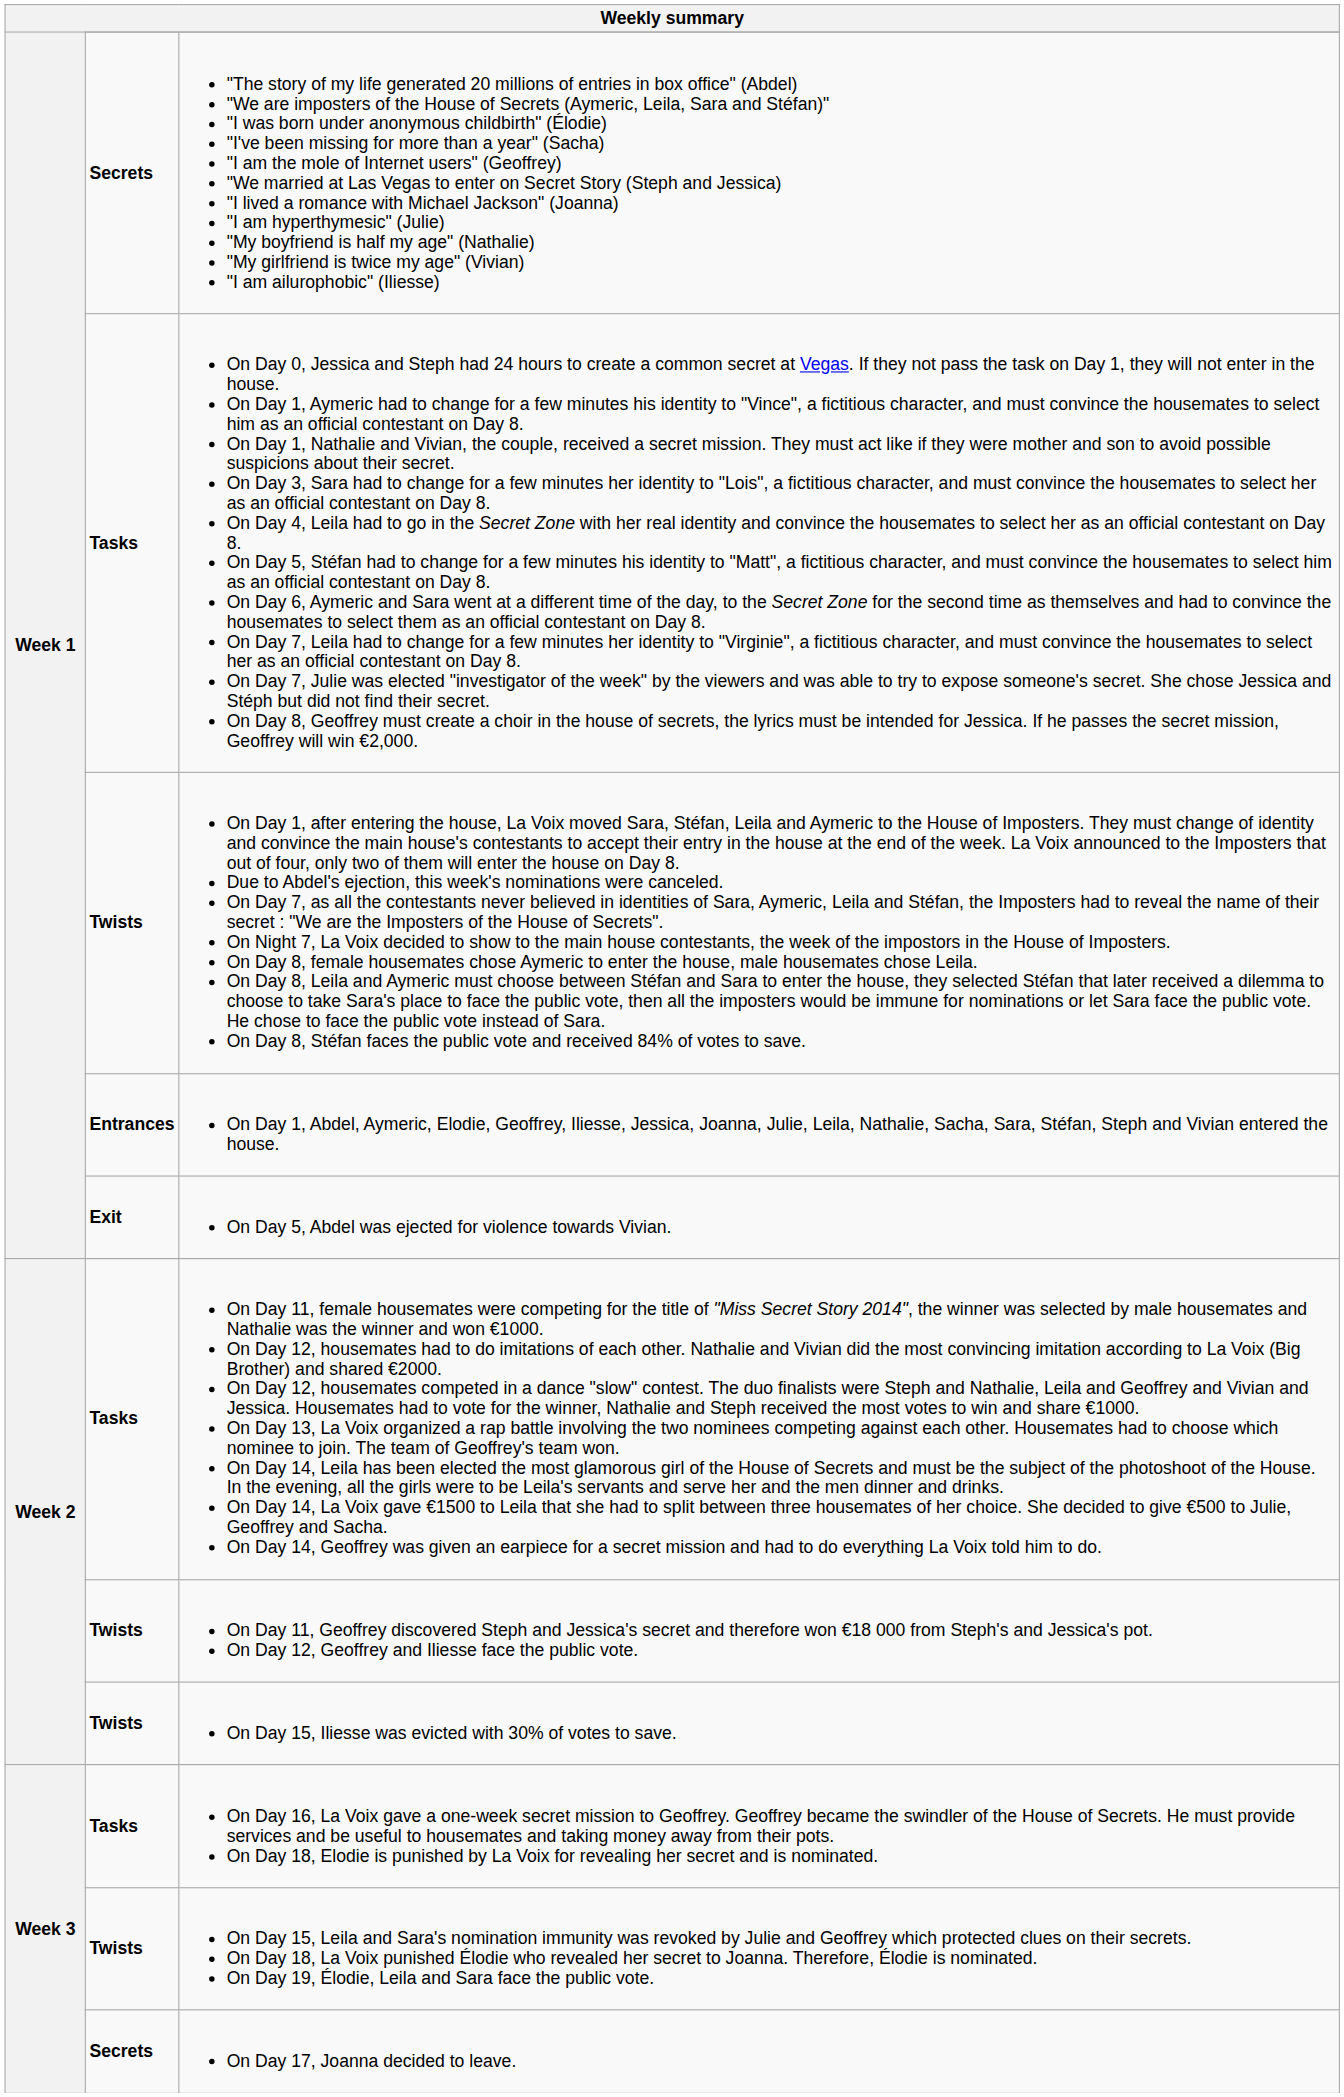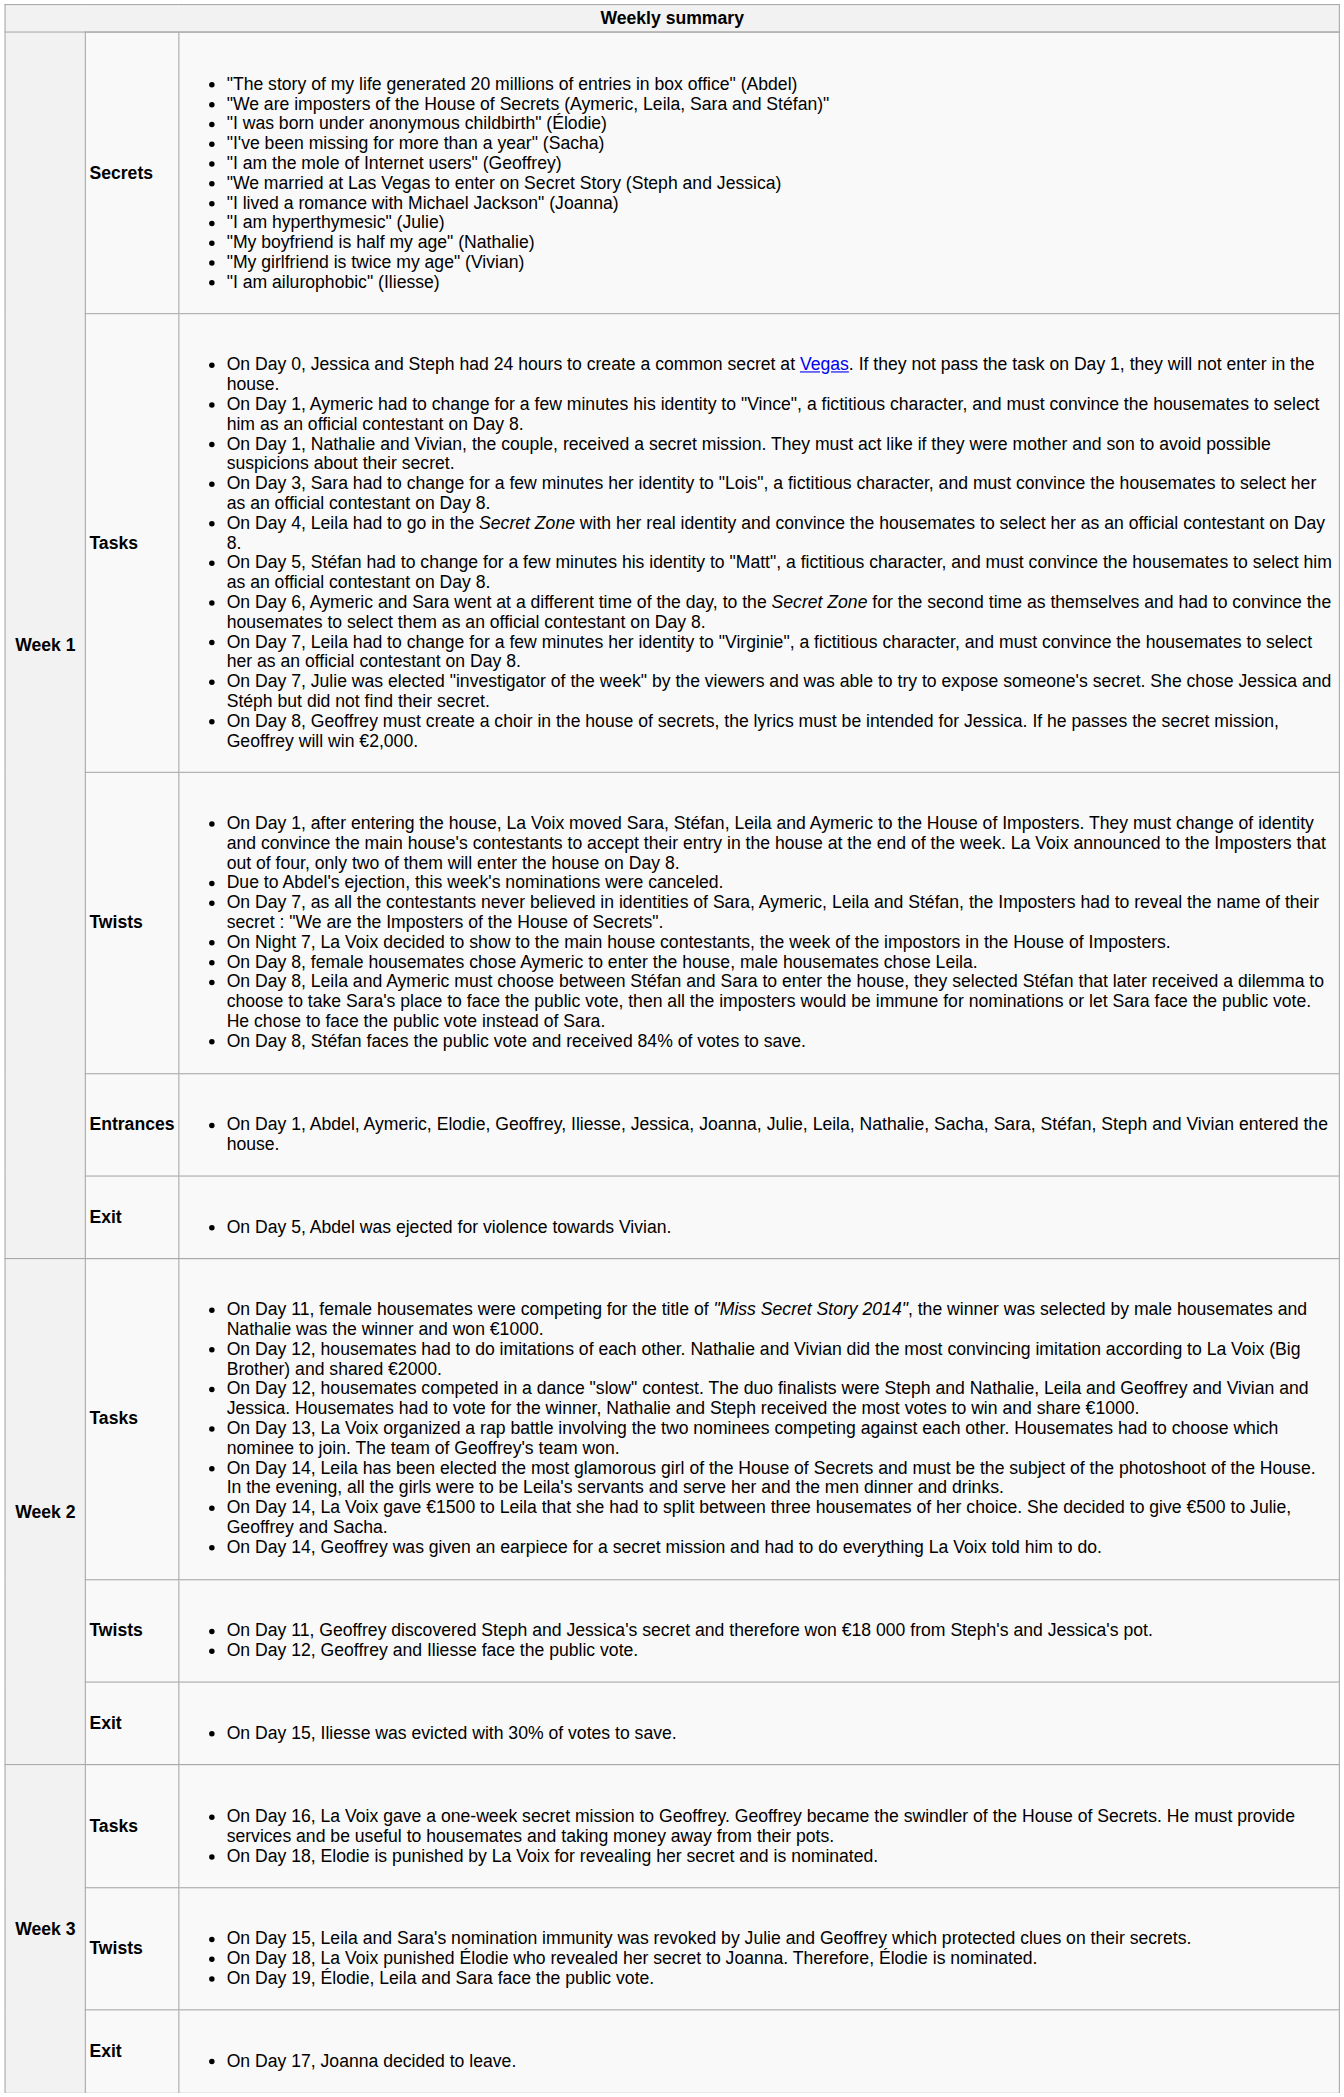(116, 1723) Twists -> (106, 1723) Exit
(121, 2051) Secrets -> (106, 2051) Exit
